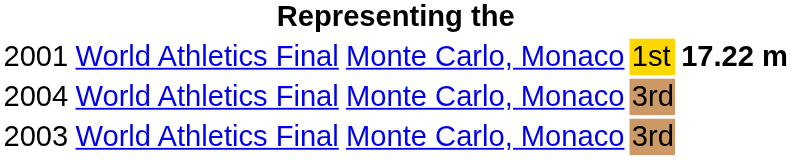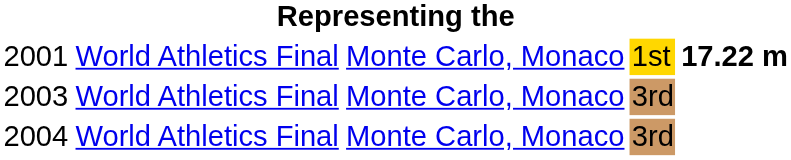rows swapped: (36, 136) <-> (36, 96)
